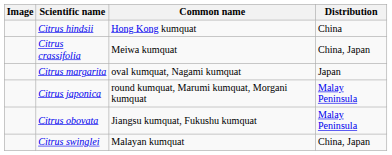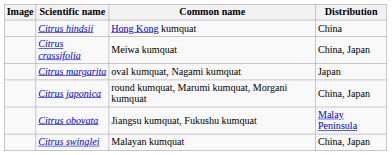(338, 93) Malay Peninsula -> (344, 93) China, Japan
